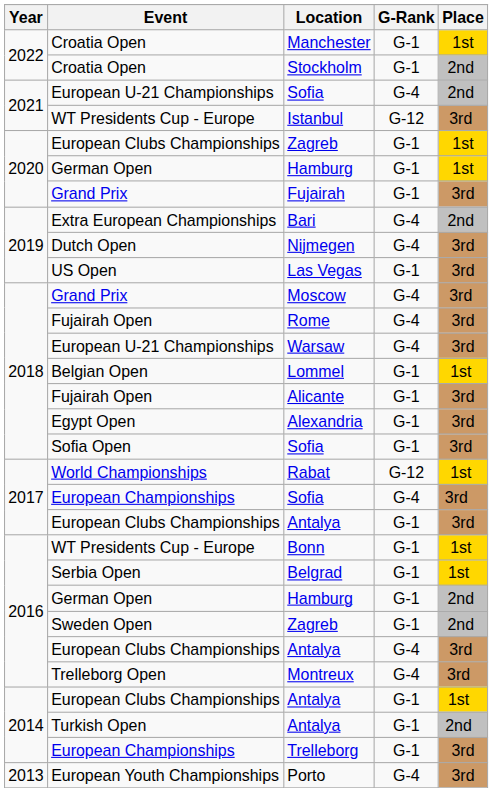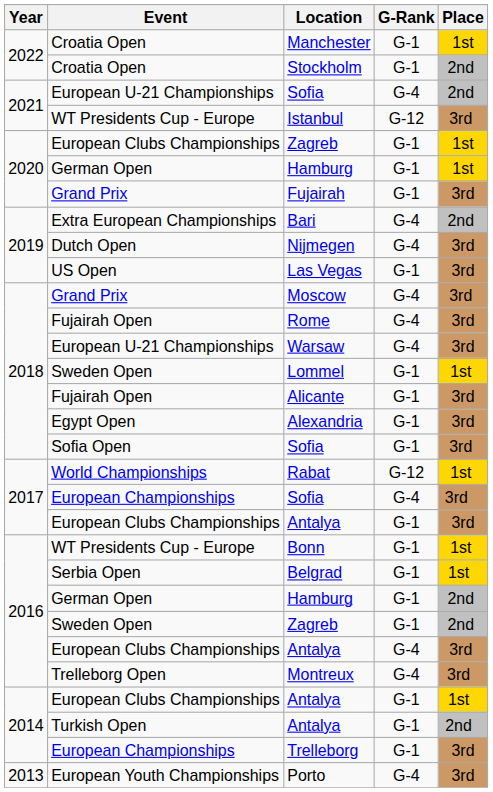(99, 371) Belgian Open -> (102, 371) Sweden Open
